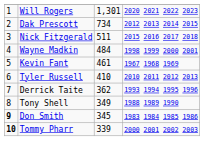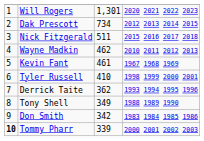(104, 50) 484 -> (104, 50) 462
(161, 50) 1998 1999 2000 2001 -> (161, 50) 2010 2011 2012 2013
(161, 77) 2010 2011 2012 2013 -> (161, 77) 1998 1999 2000 2001
(9, 116) bold -> (9, 116) normal
(104, 116) 345 -> (104, 116) 342
